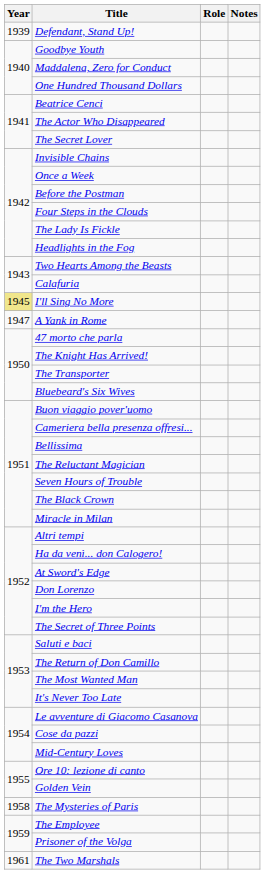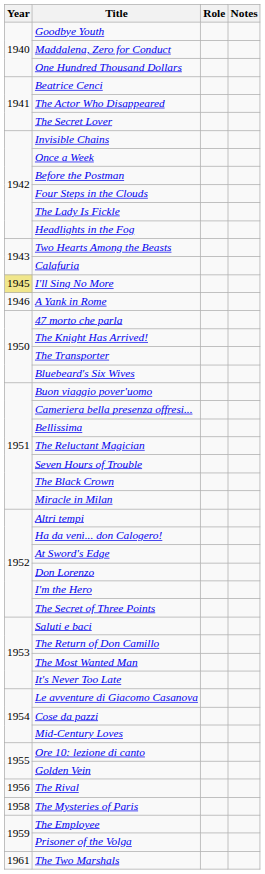- row: (85, 31)
(18, 319) 1947 -> (18, 301) 1946
+ row: (57, 788)
